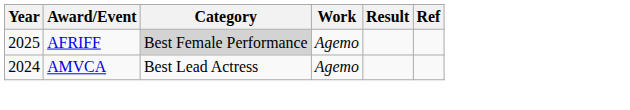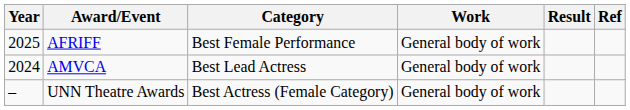(226, 42) lightgrey background -> (273, 42) no background
(337, 42) Agemo -> (471, 42) General body of work
(337, 67) Agemo -> (471, 67) General body of work
+ row: (116, 92)
